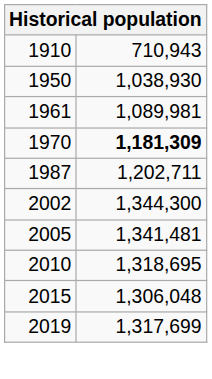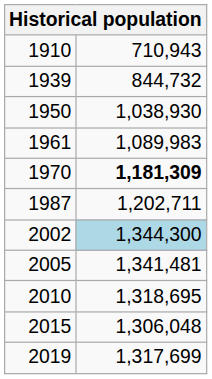+ row: (50, 81)
(159, 111) 1,089,981 -> (159, 142) 1,089,983
(159, 204) no background -> (159, 234) lightblue background
